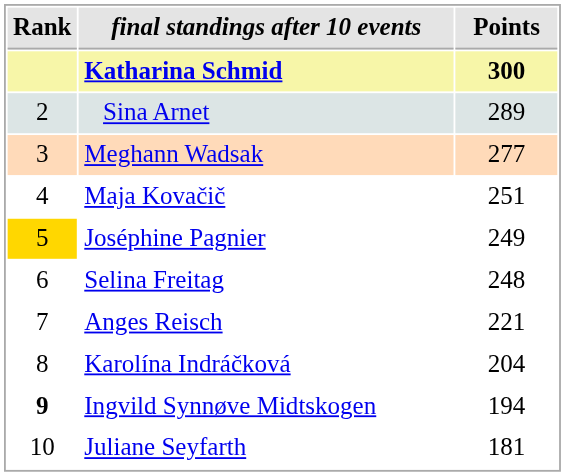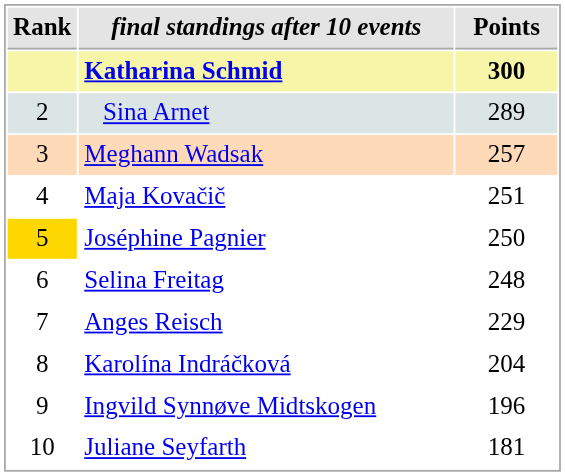(507, 154) 277 -> (507, 154) 257
(507, 238) 249 -> (507, 238) 250
(507, 322) 221 -> (507, 322) 229
(42, 405) bold -> (42, 405) normal
(507, 405) 194 -> (507, 405) 196
